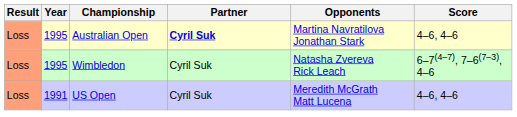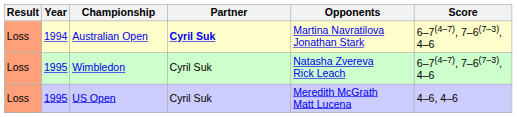(56, 35) 1995 -> (56, 36) 1994
(437, 35) 4–6, 4–6 -> (459, 36) 6–7(4–7), 7–6(7–3), 4–6
(56, 95) 1991 -> (56, 98) 1995
